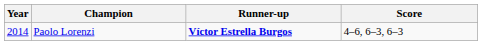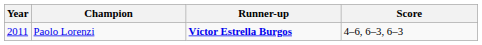(18, 31) 2014 -> (18, 31) 2011
